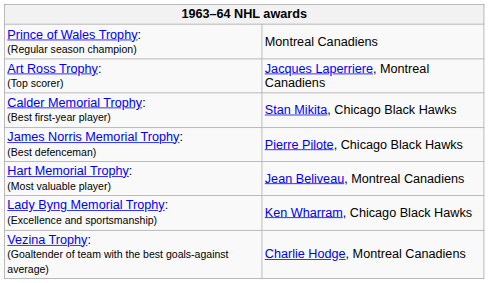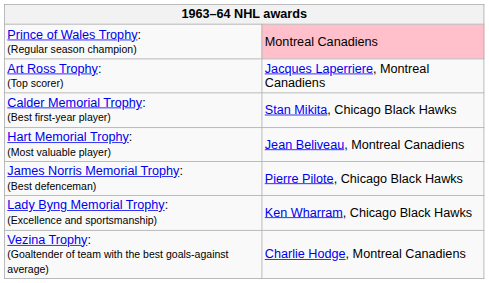(321, 41) no background -> (321, 41) pink background
rows swapped: (70, 178) <-> (95, 144)
